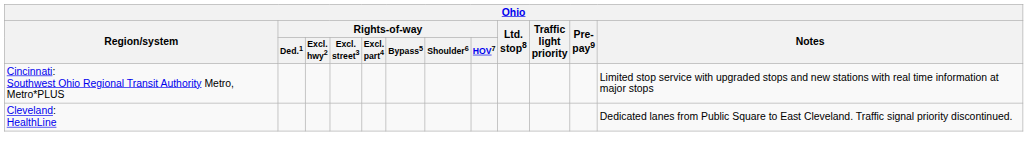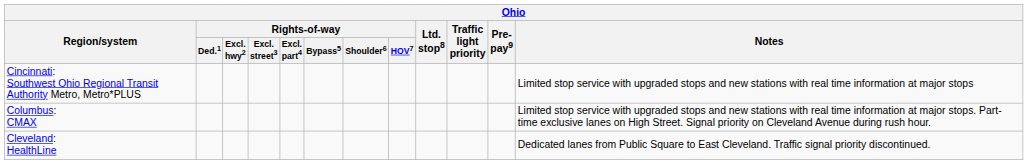+ row: (32, 117)
